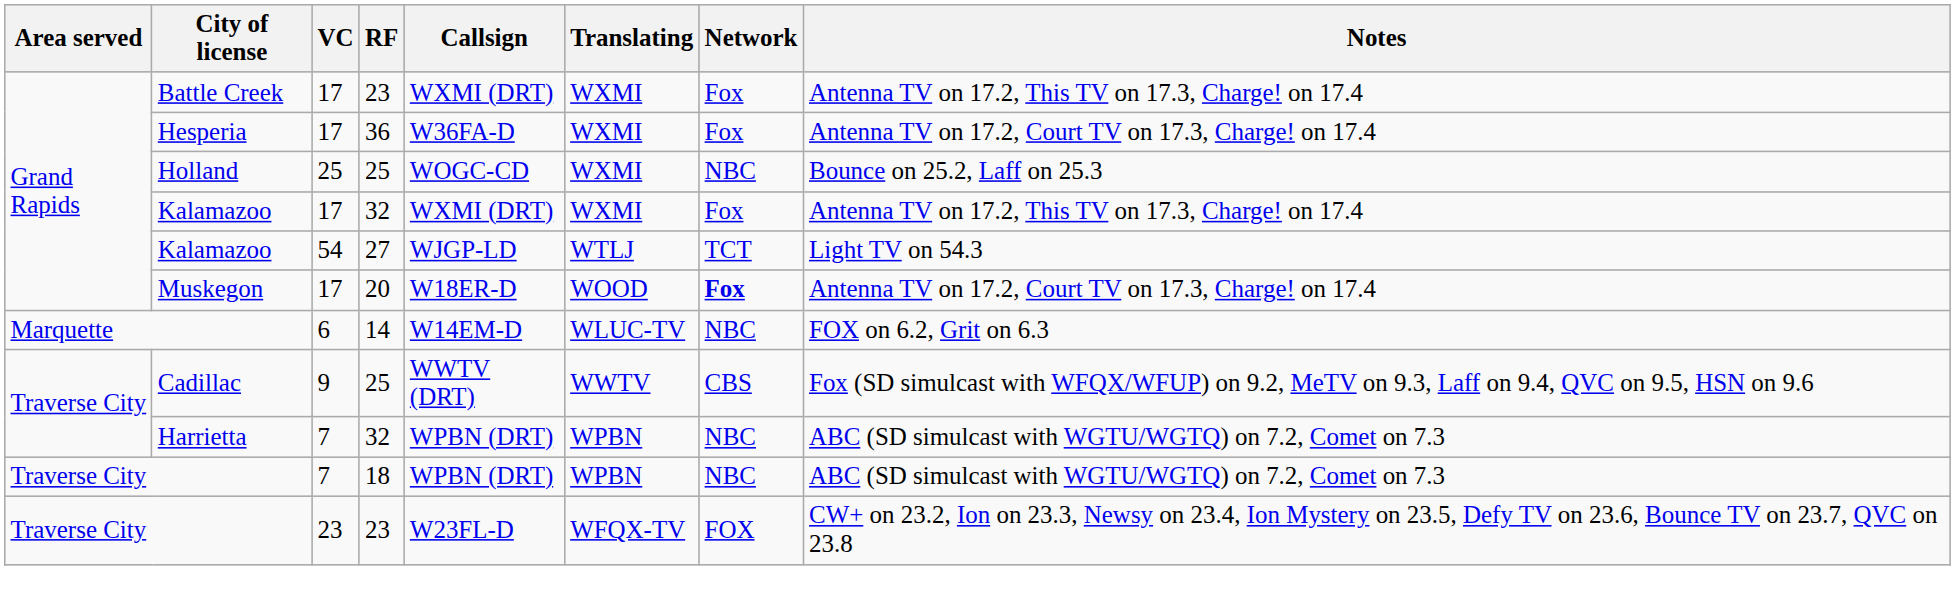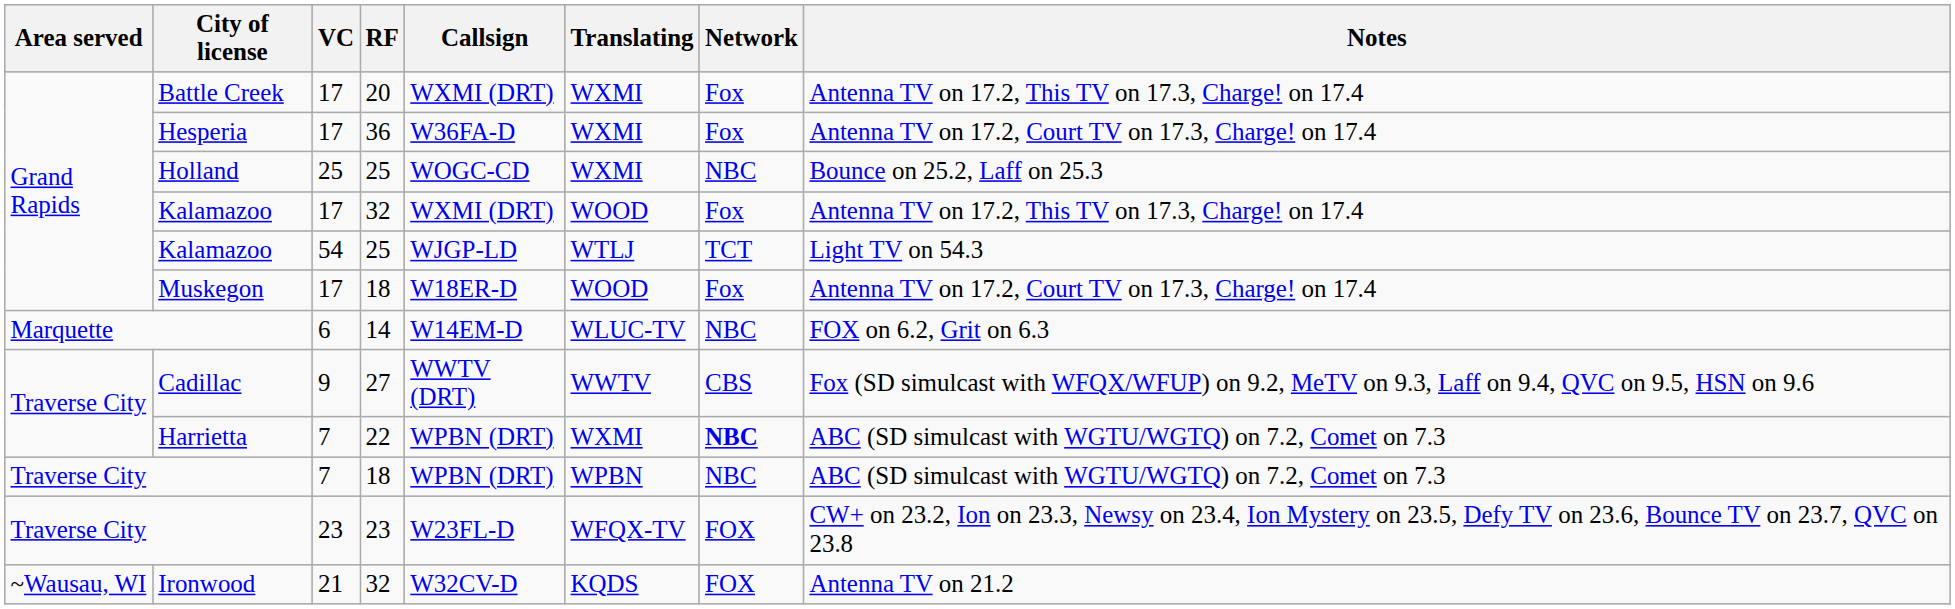(378, 91) 23 -> (378, 91) 20
(606, 210) WXMI -> (609, 210) WOOD
(378, 250) 27 -> (378, 250) 25
(378, 289) 20 -> (378, 289) 18
(725, 289) bold -> (724, 289) normal
(378, 383) 25 -> (378, 383) 27
(378, 436) 32 -> (378, 436) 22
(606, 436) WPBN -> (607, 436) WXMI
(730, 436) normal -> (731, 436) bold
+ row: (207, 583)
